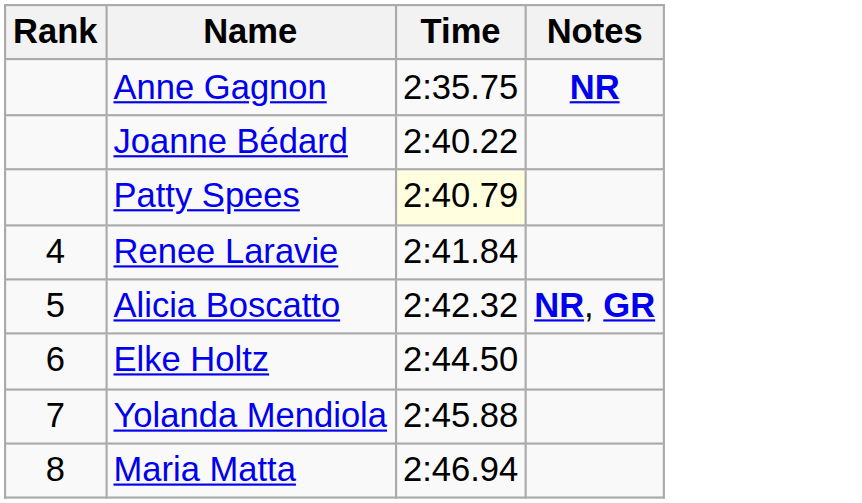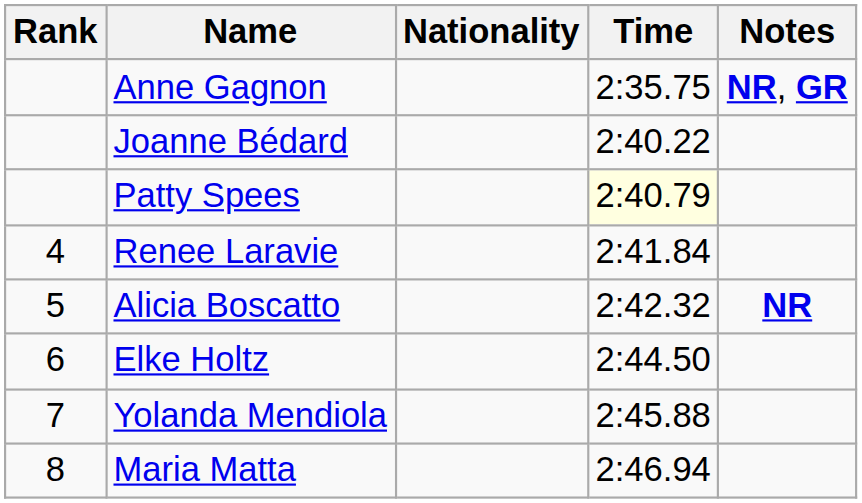+ column: (491, 31)
(595, 86) NR -> (787, 86) NR, GR
(595, 305) NR, GR -> (787, 305) NR
